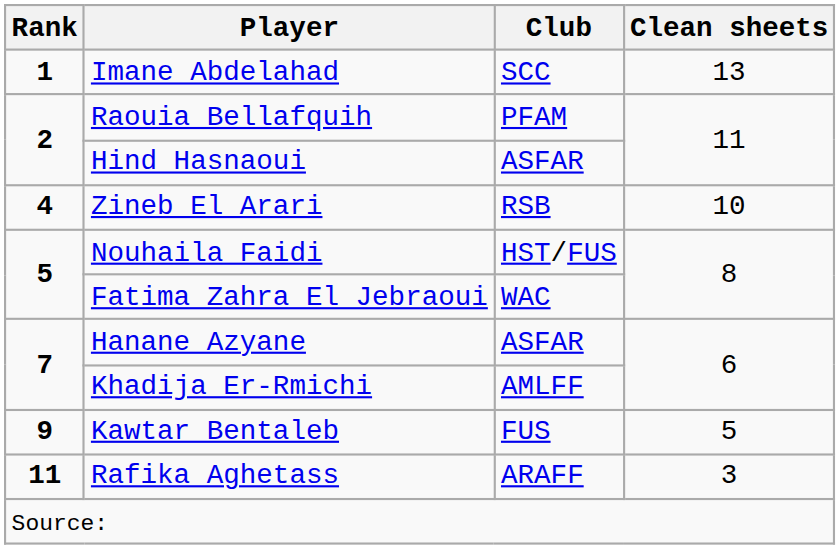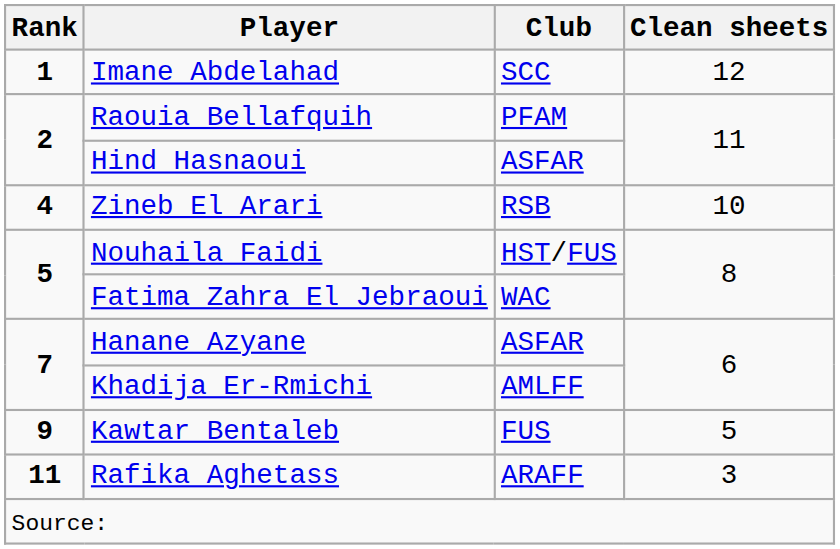(729, 72) 13 -> (729, 72) 12
